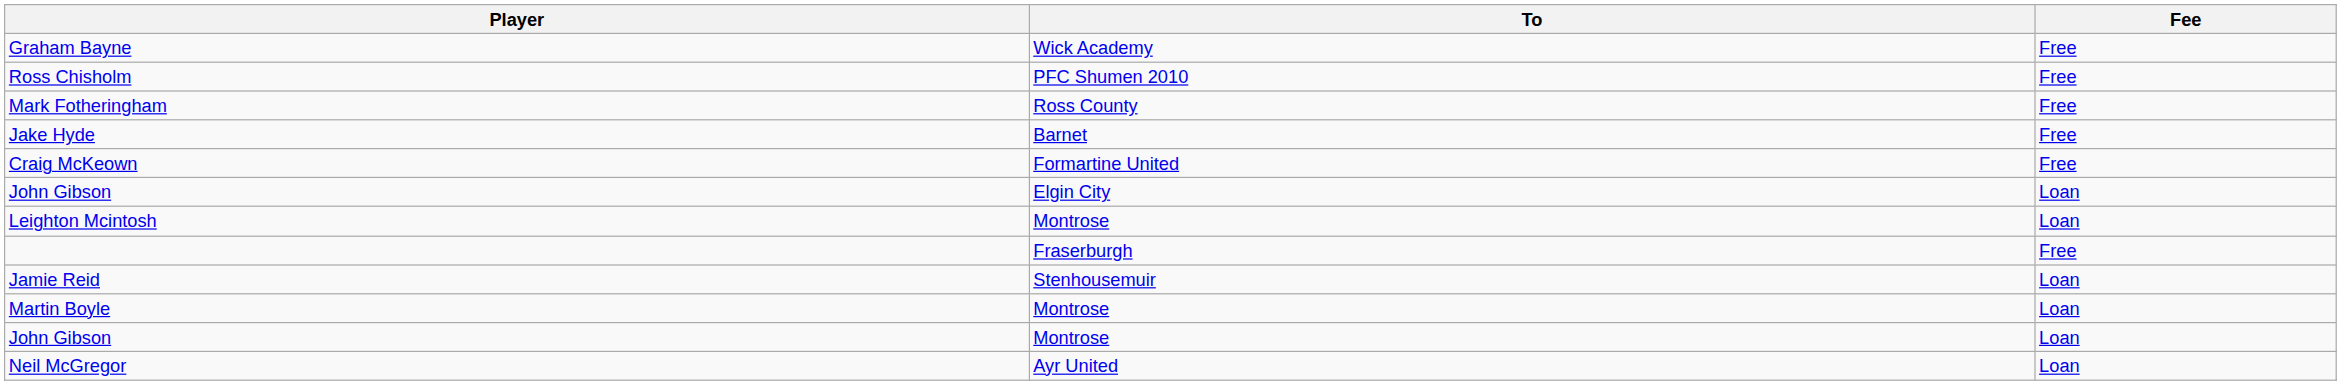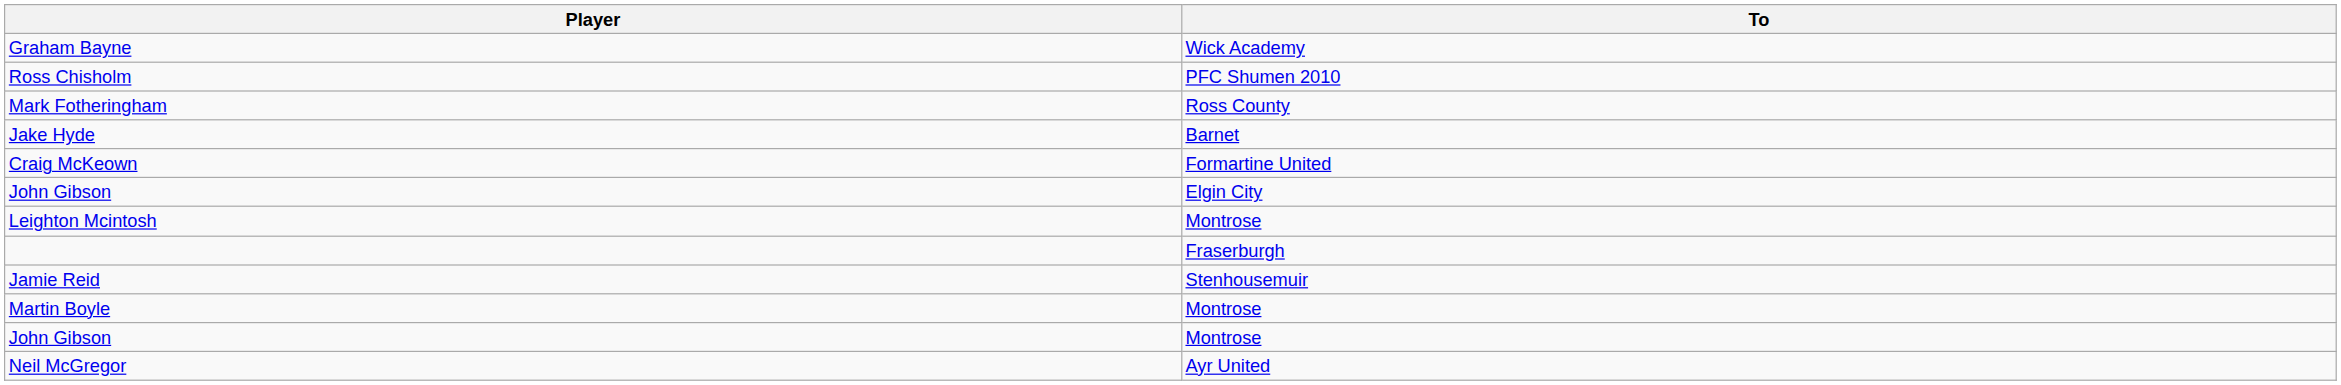- column: (2186, 19)
